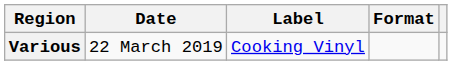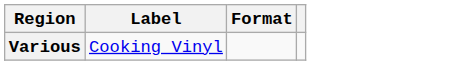- column: (156, 19)
